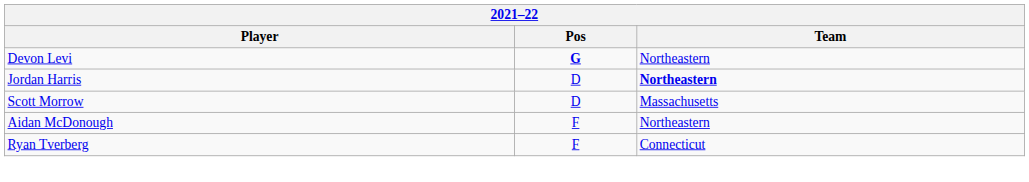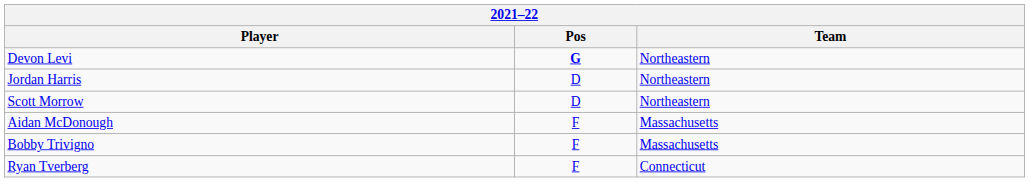(678, 79) bold -> (675, 79) normal
(679, 101) Massachusetts -> (675, 101) Northeastern
(675, 123) Northeastern -> (679, 123) Massachusetts
+ row: (51, 144)
